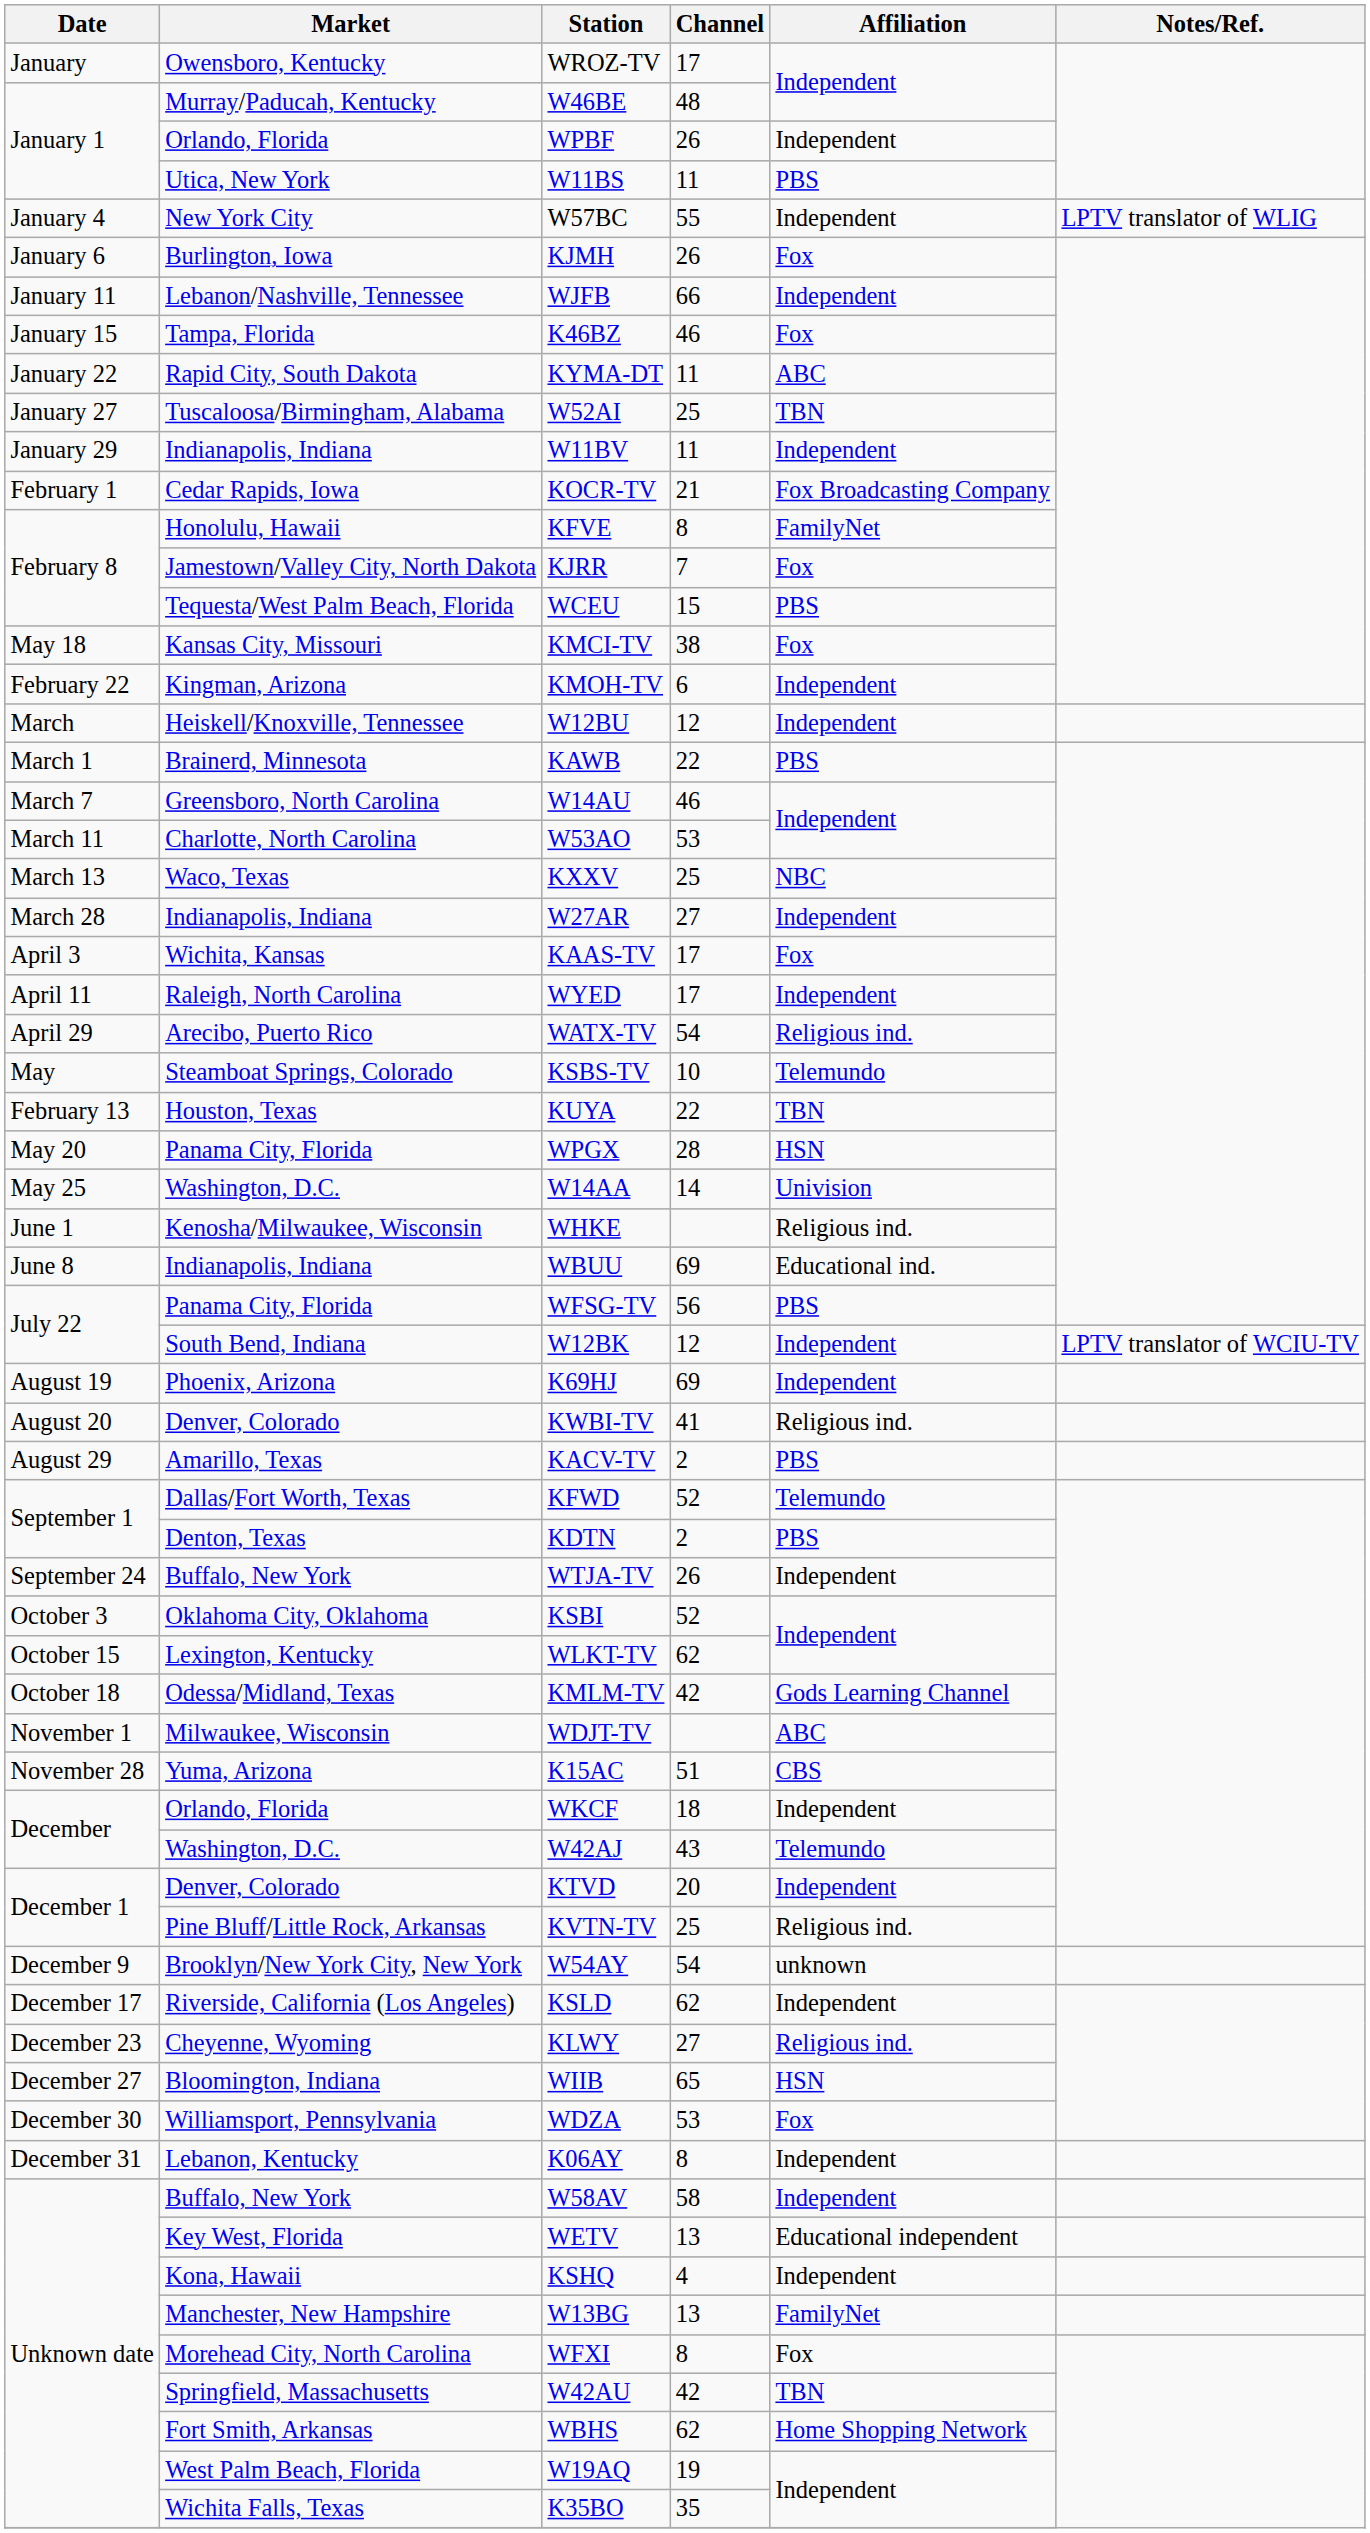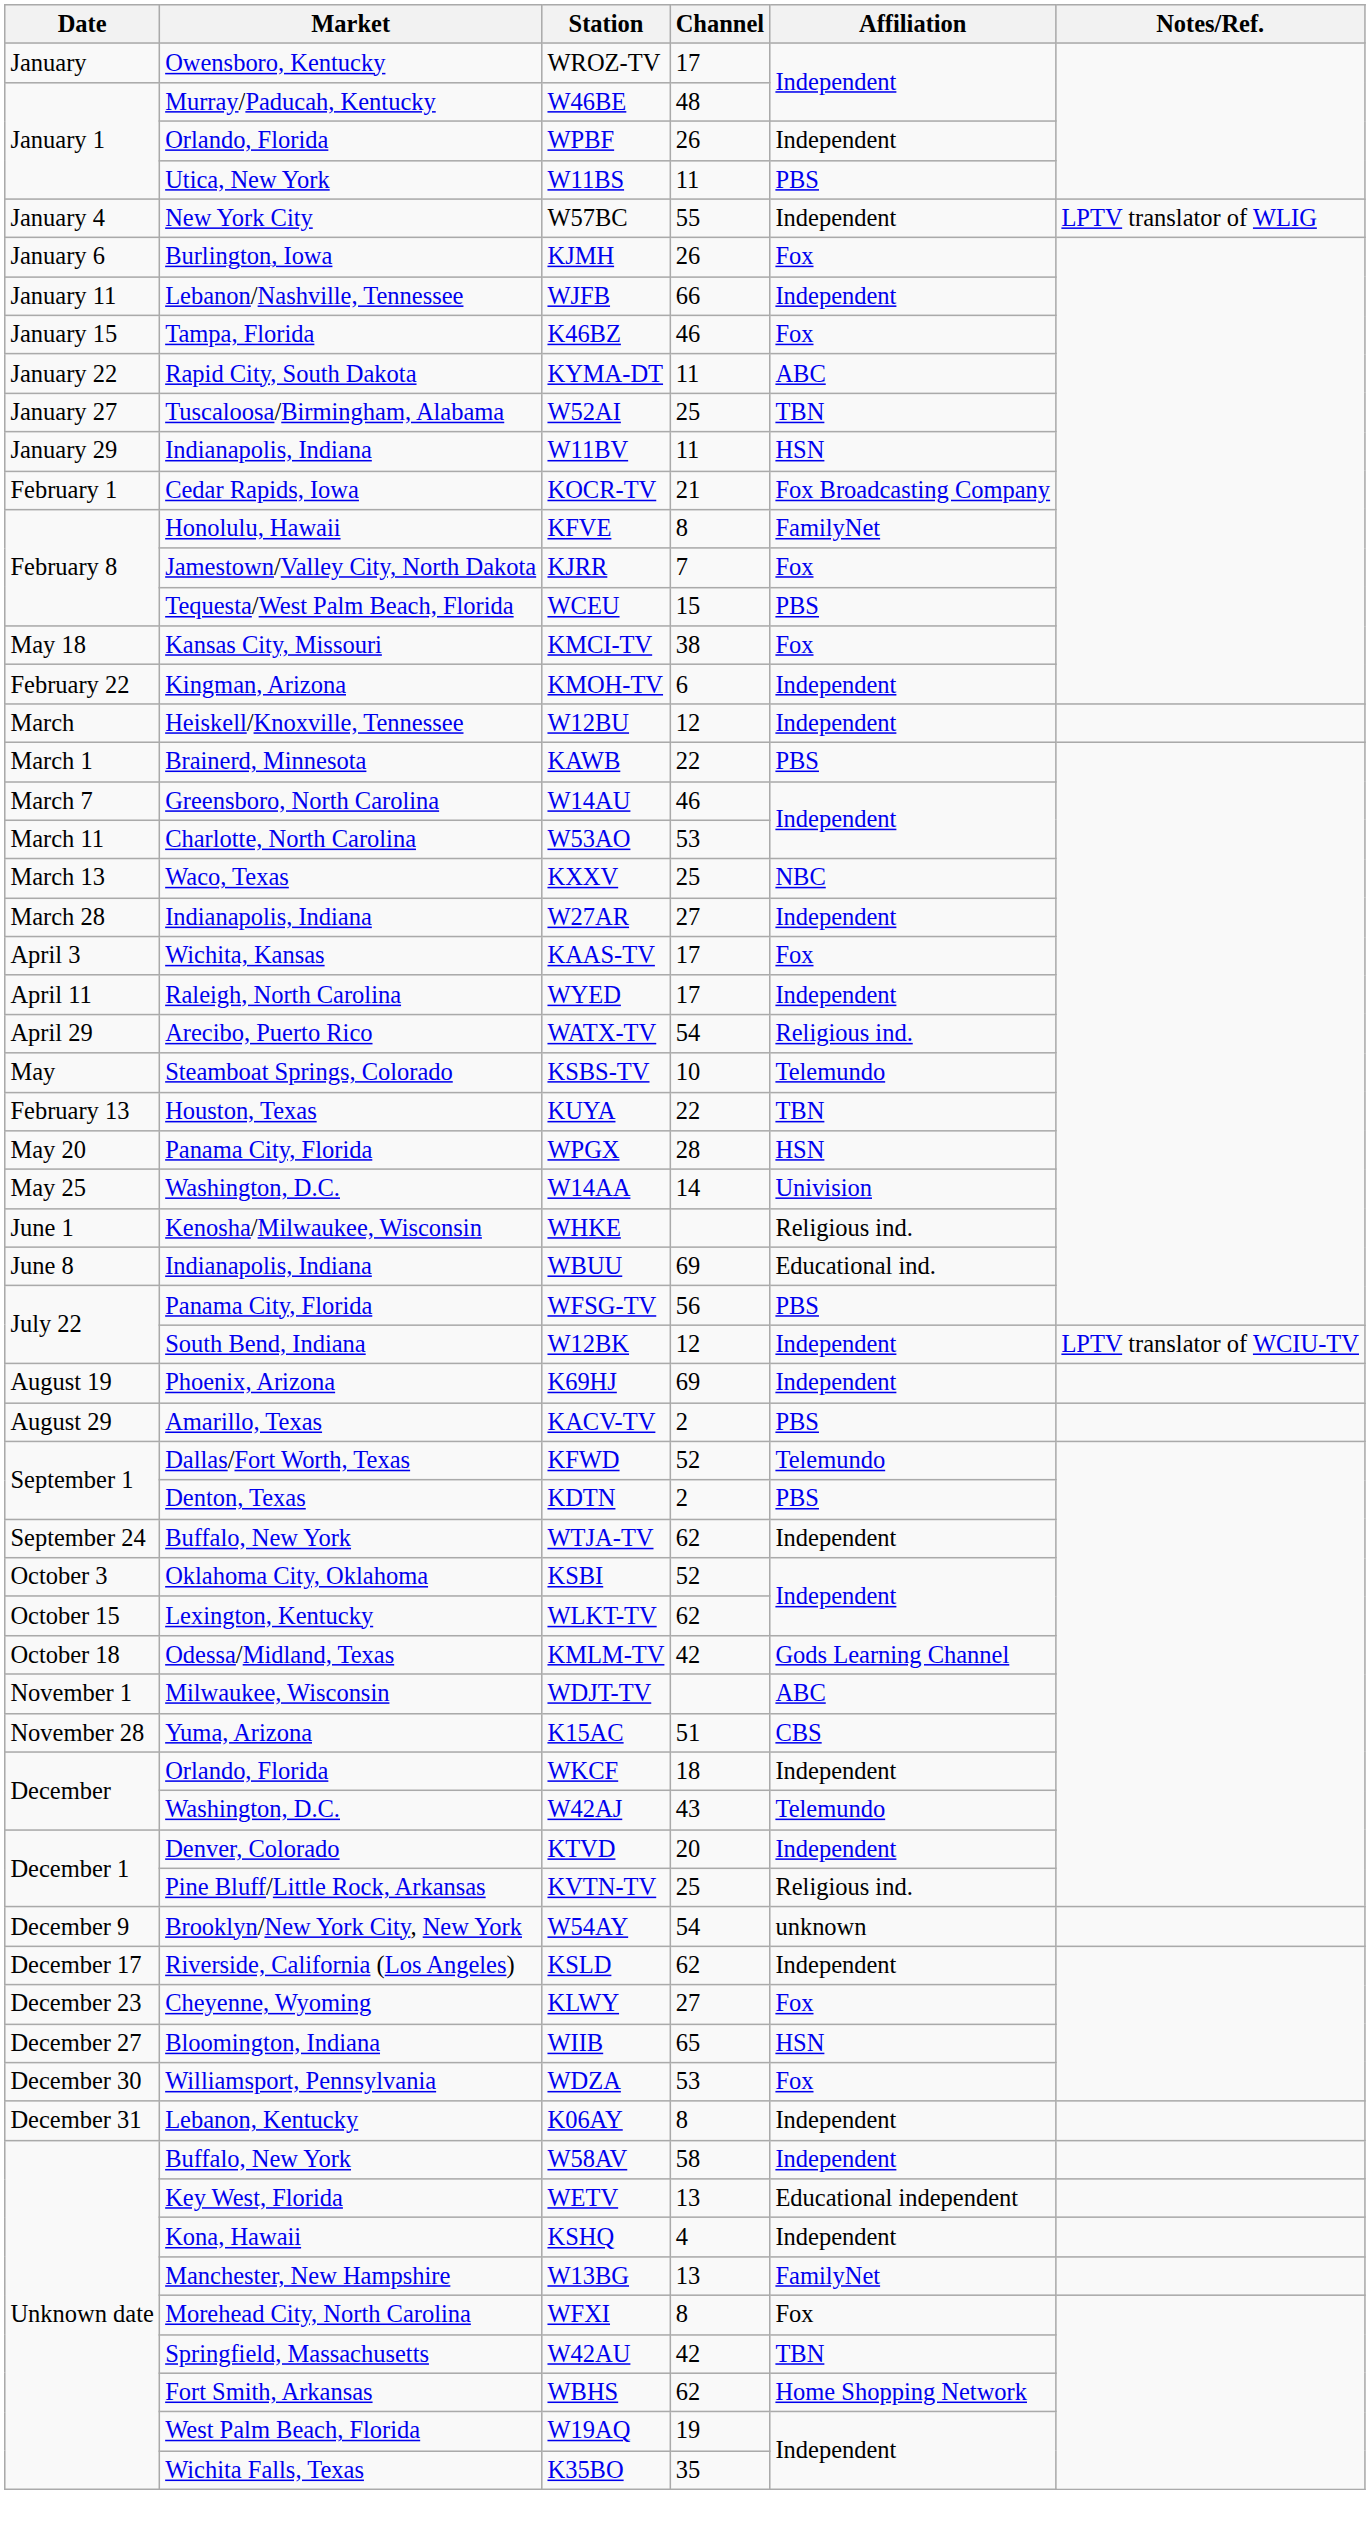(836, 450) Independent -> (800, 450) HSN
- row: (600, 1421)
(688, 1576) 26 -> (688, 1538) 62
(844, 2042) Religious ind. -> (794, 2003) Fox
